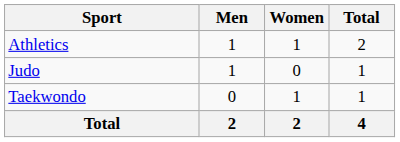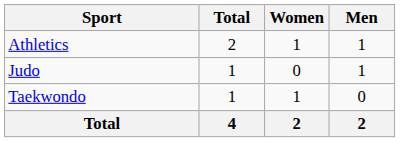columns swapped: (232, 17) <-> (362, 17)
